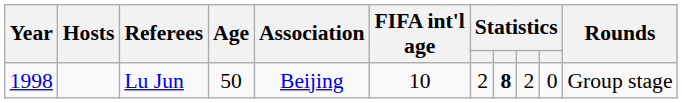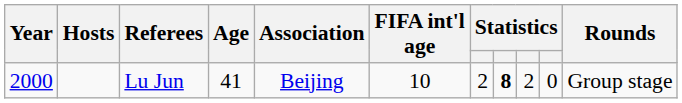(31, 80) 1998 -> (31, 80) 2000
(231, 80) 50 -> (231, 80) 41
